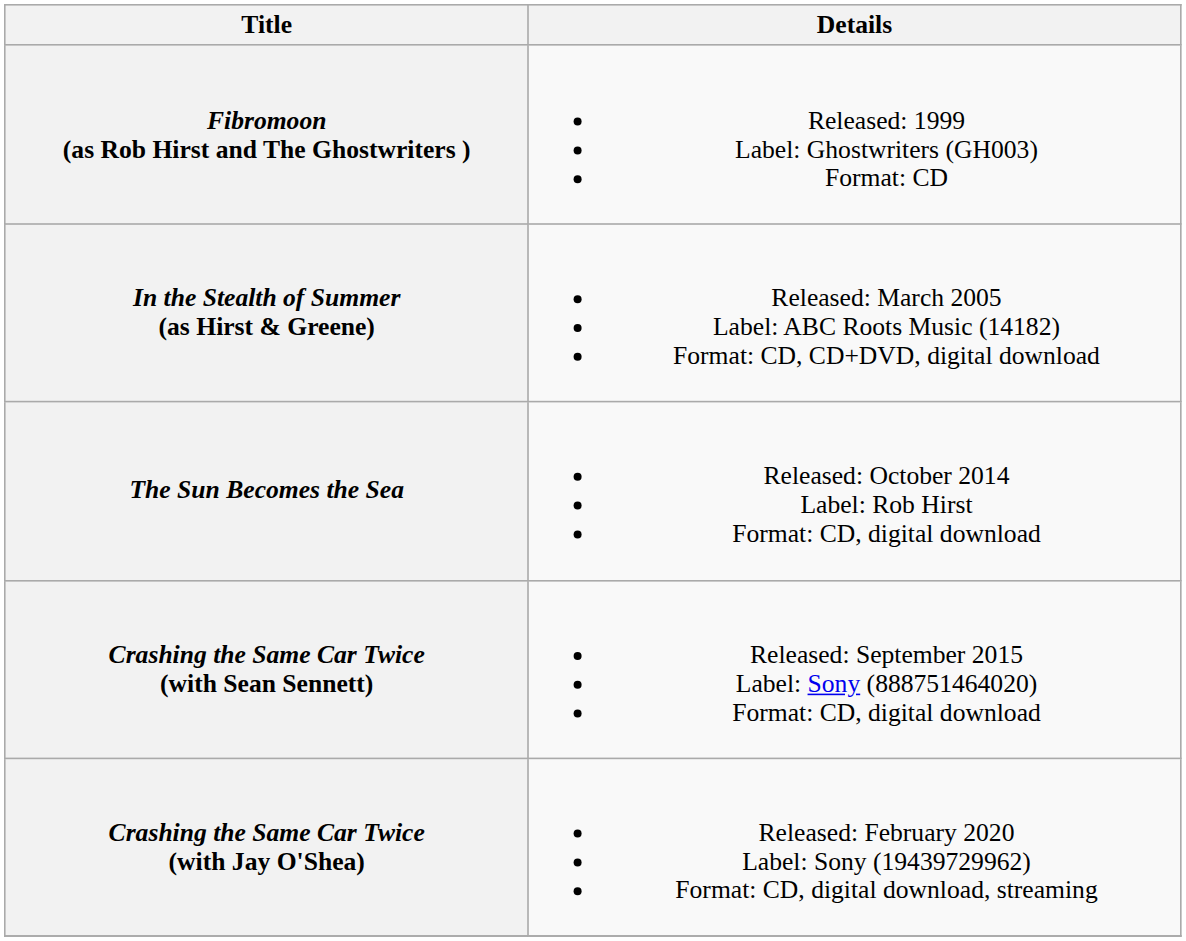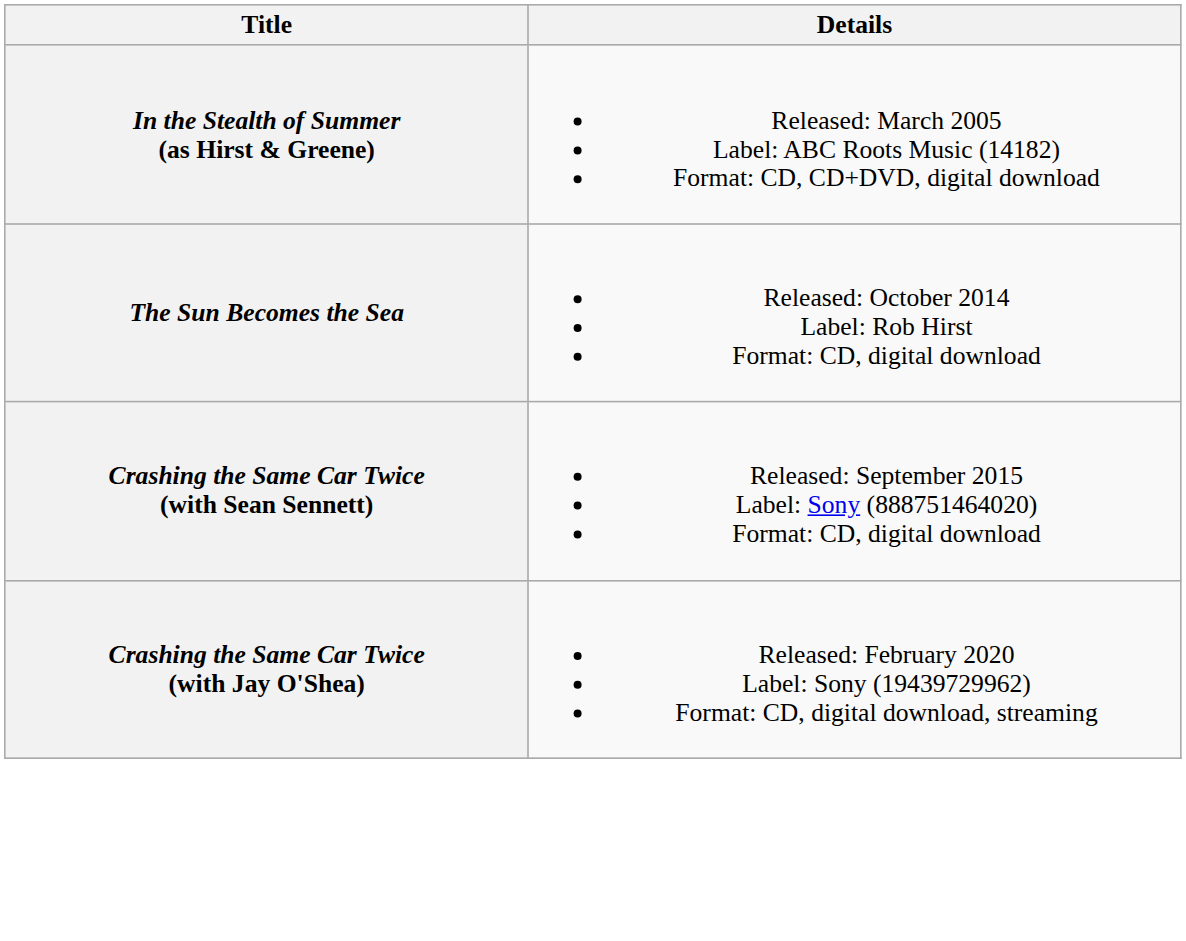- row: (267, 134)
